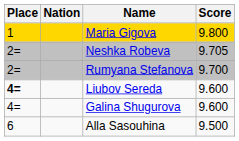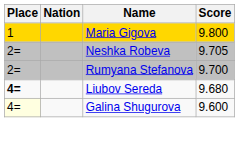(213, 88) 9.600 -> (213, 88) 9.680
(14, 107) no background -> (14, 107) lightyellow background
- row: (125, 126)
